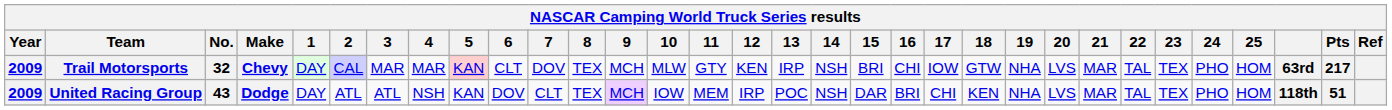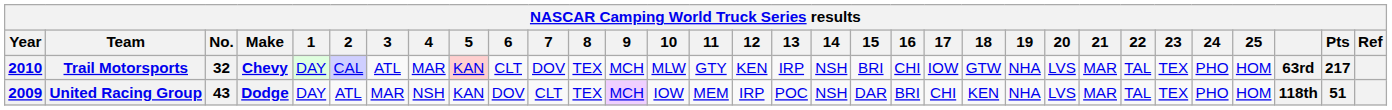(25, 67) 2009 -> (25, 67) 2010
(387, 67) MAR -> (387, 67) ATL
(387, 93) ATL -> (387, 93) MAR
